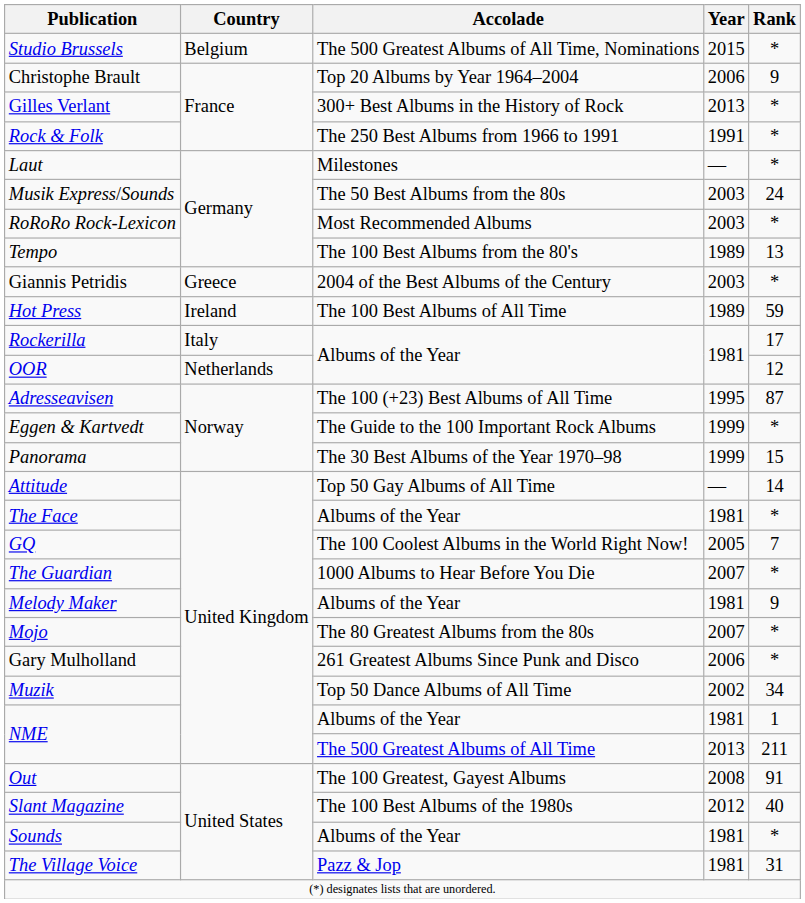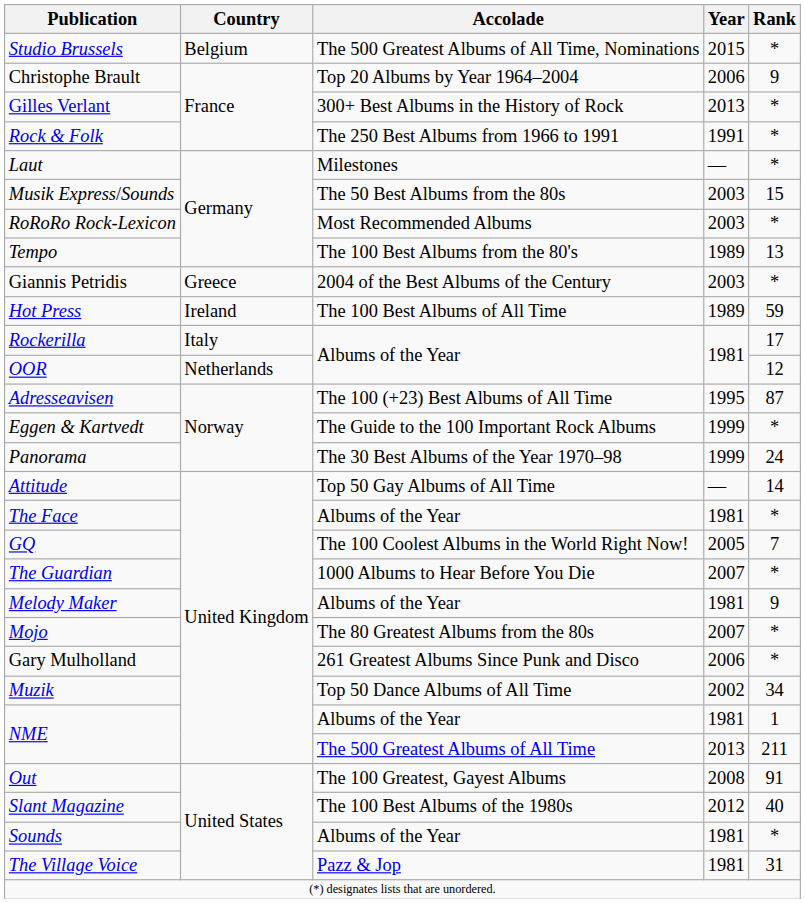(775, 194) 24 -> (775, 194) 15
(775, 456) 15 -> (775, 456) 24
